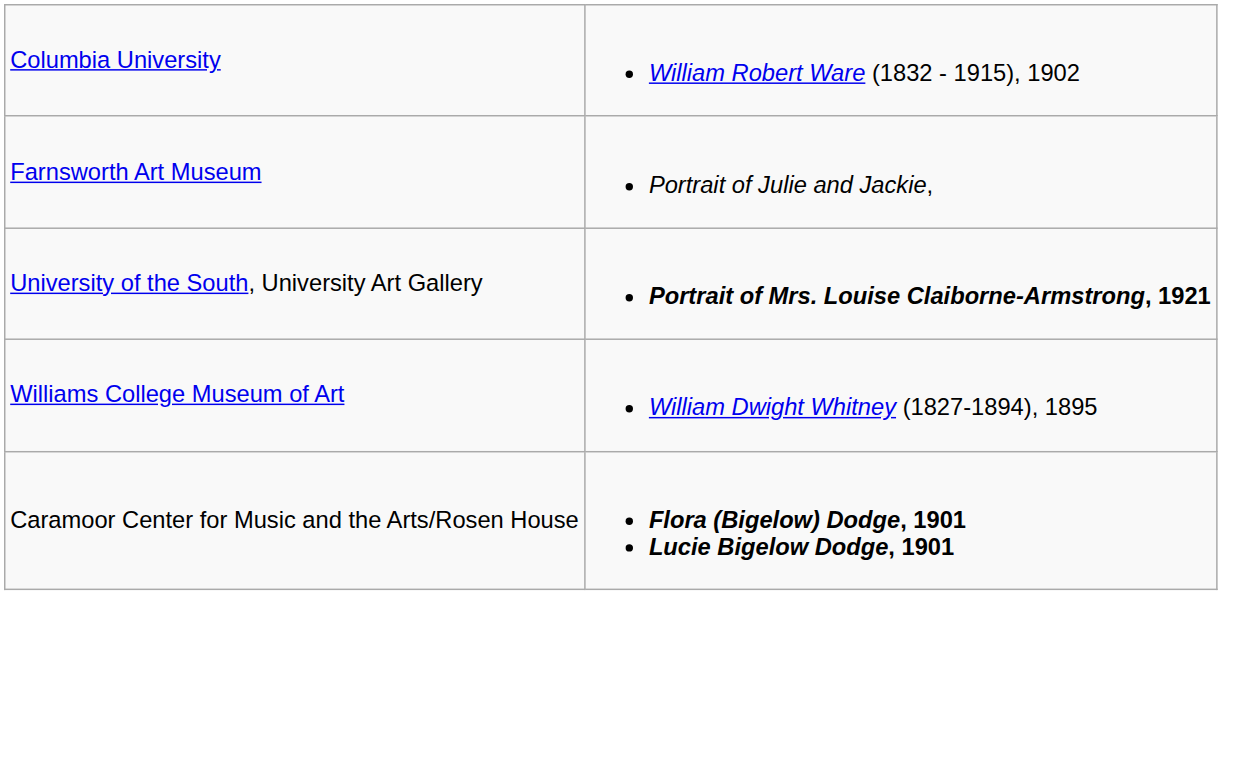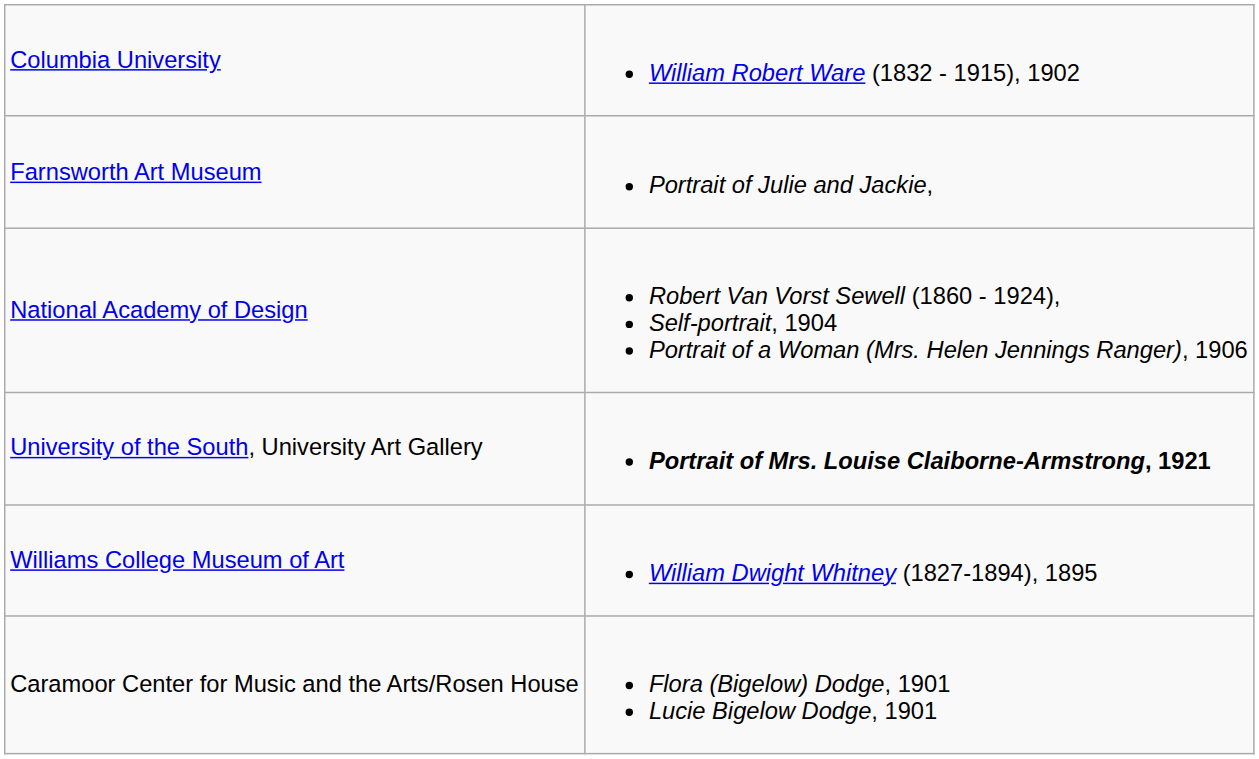+ row: (159, 310)
(900, 533) bold -> (919, 698) normal
